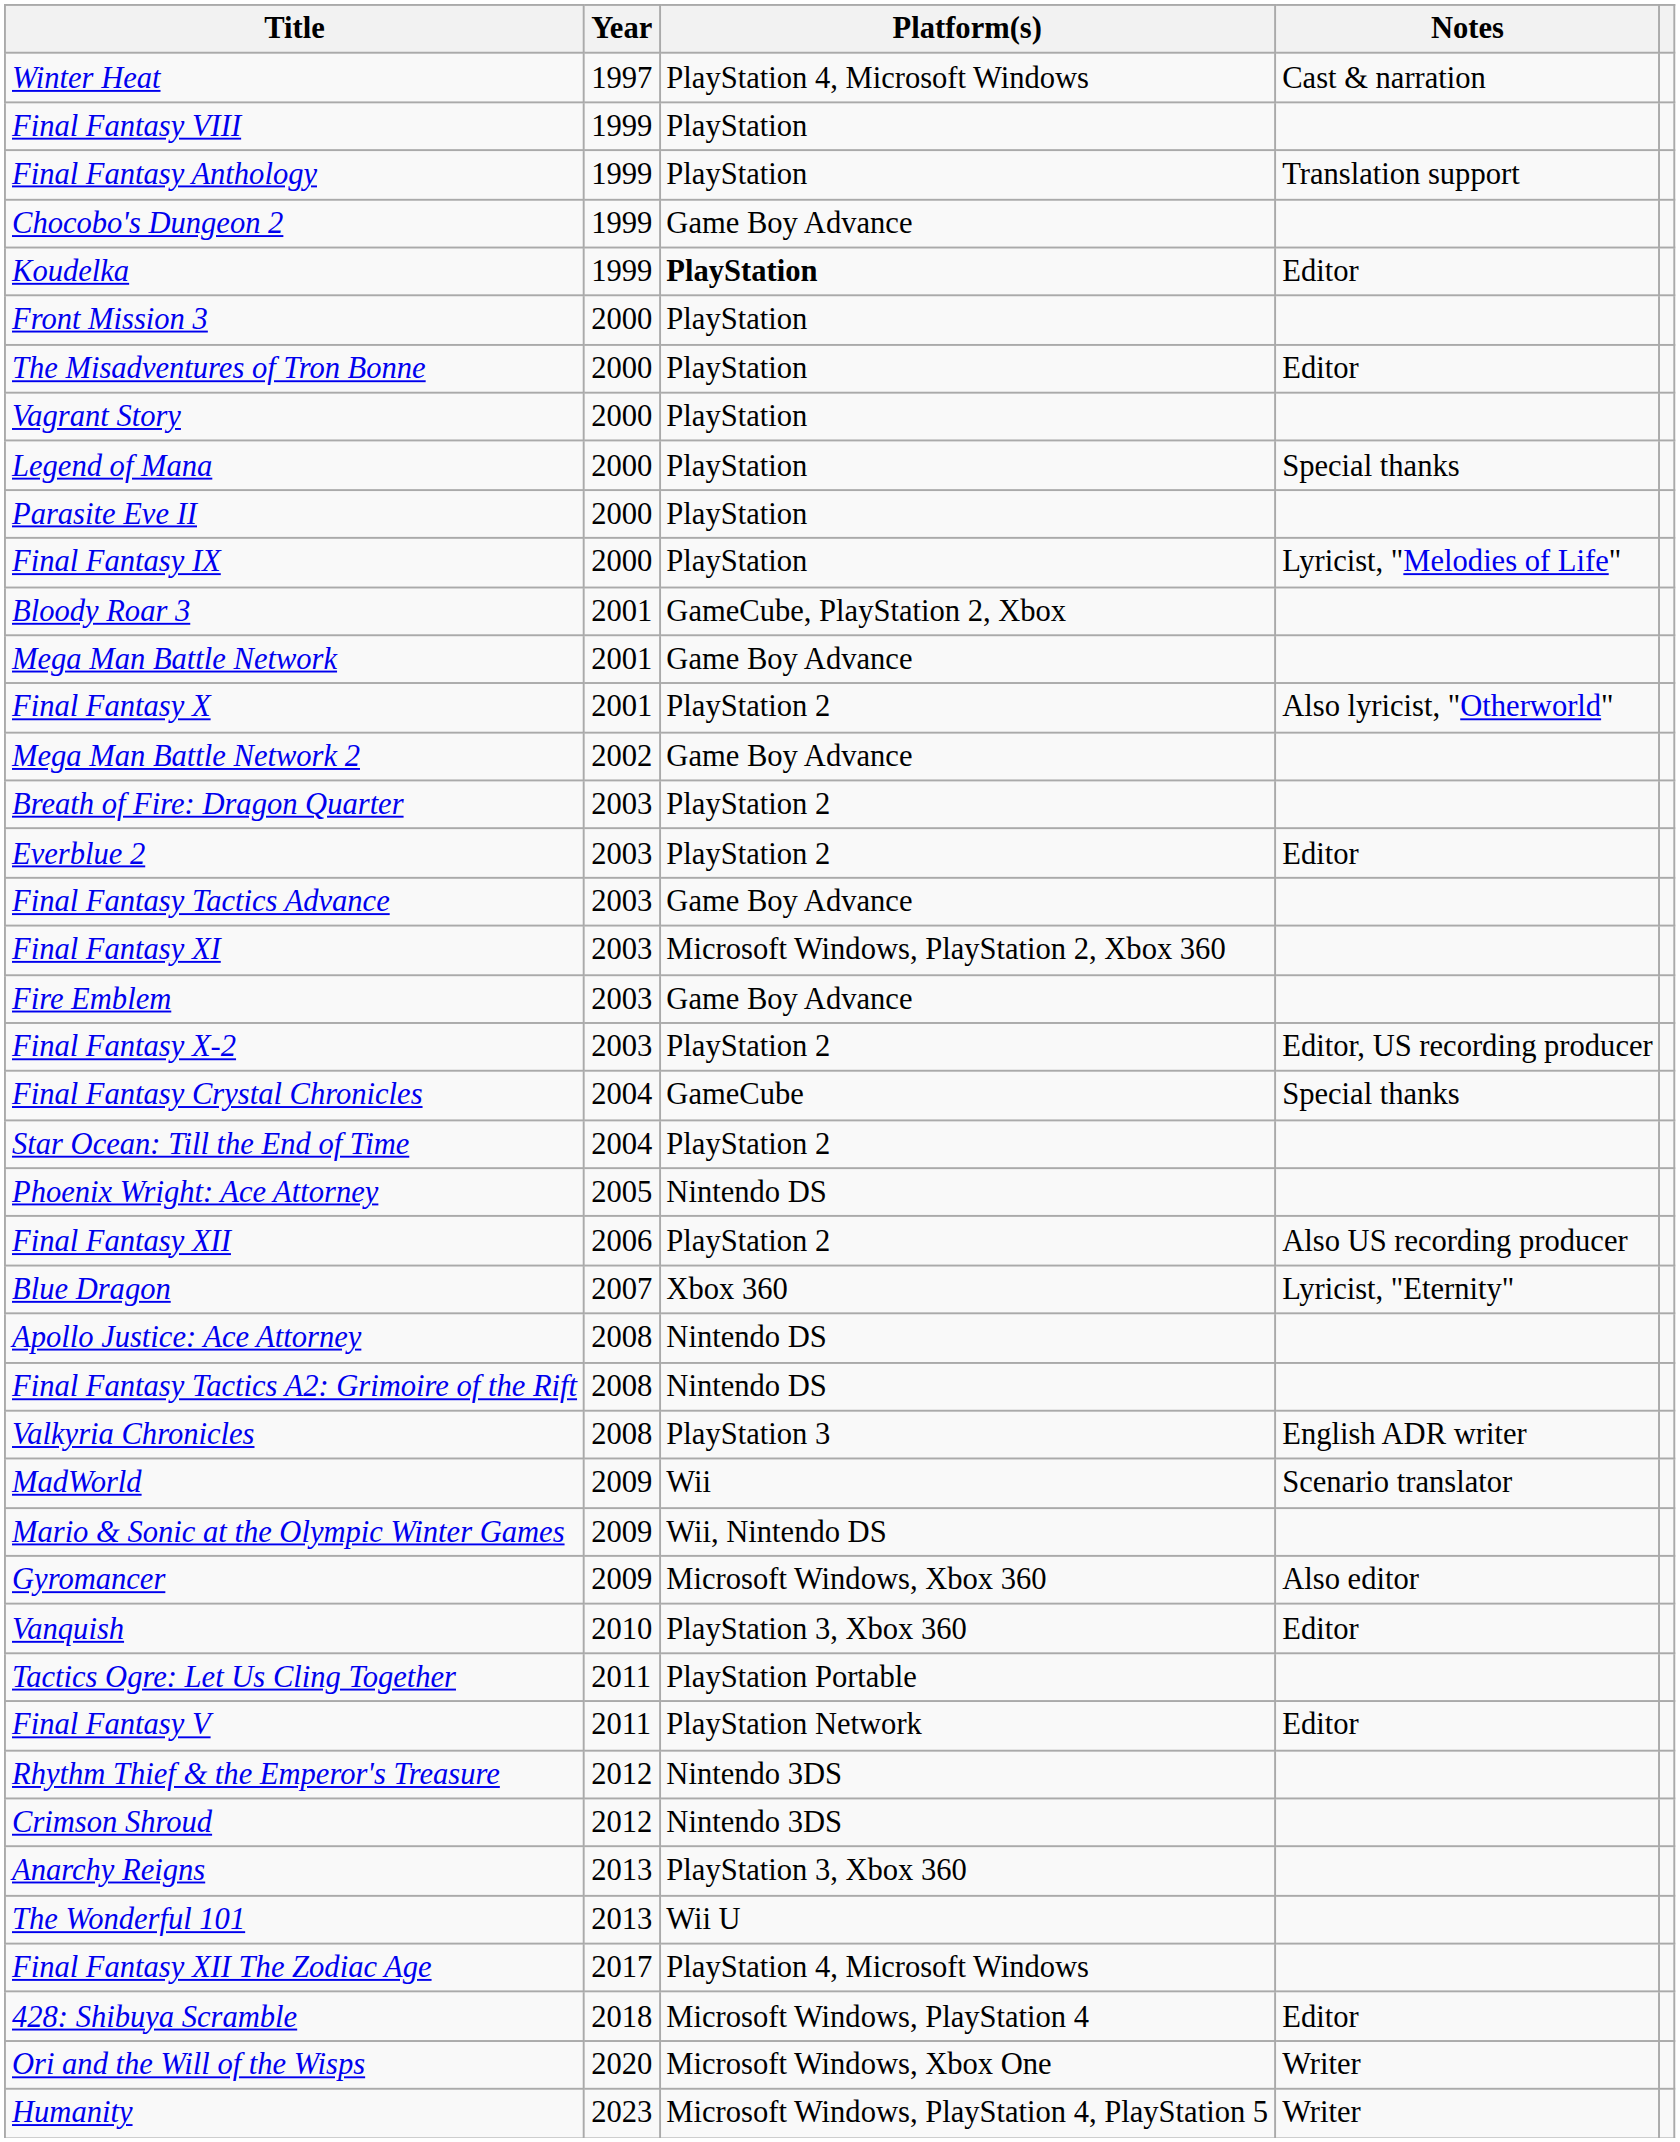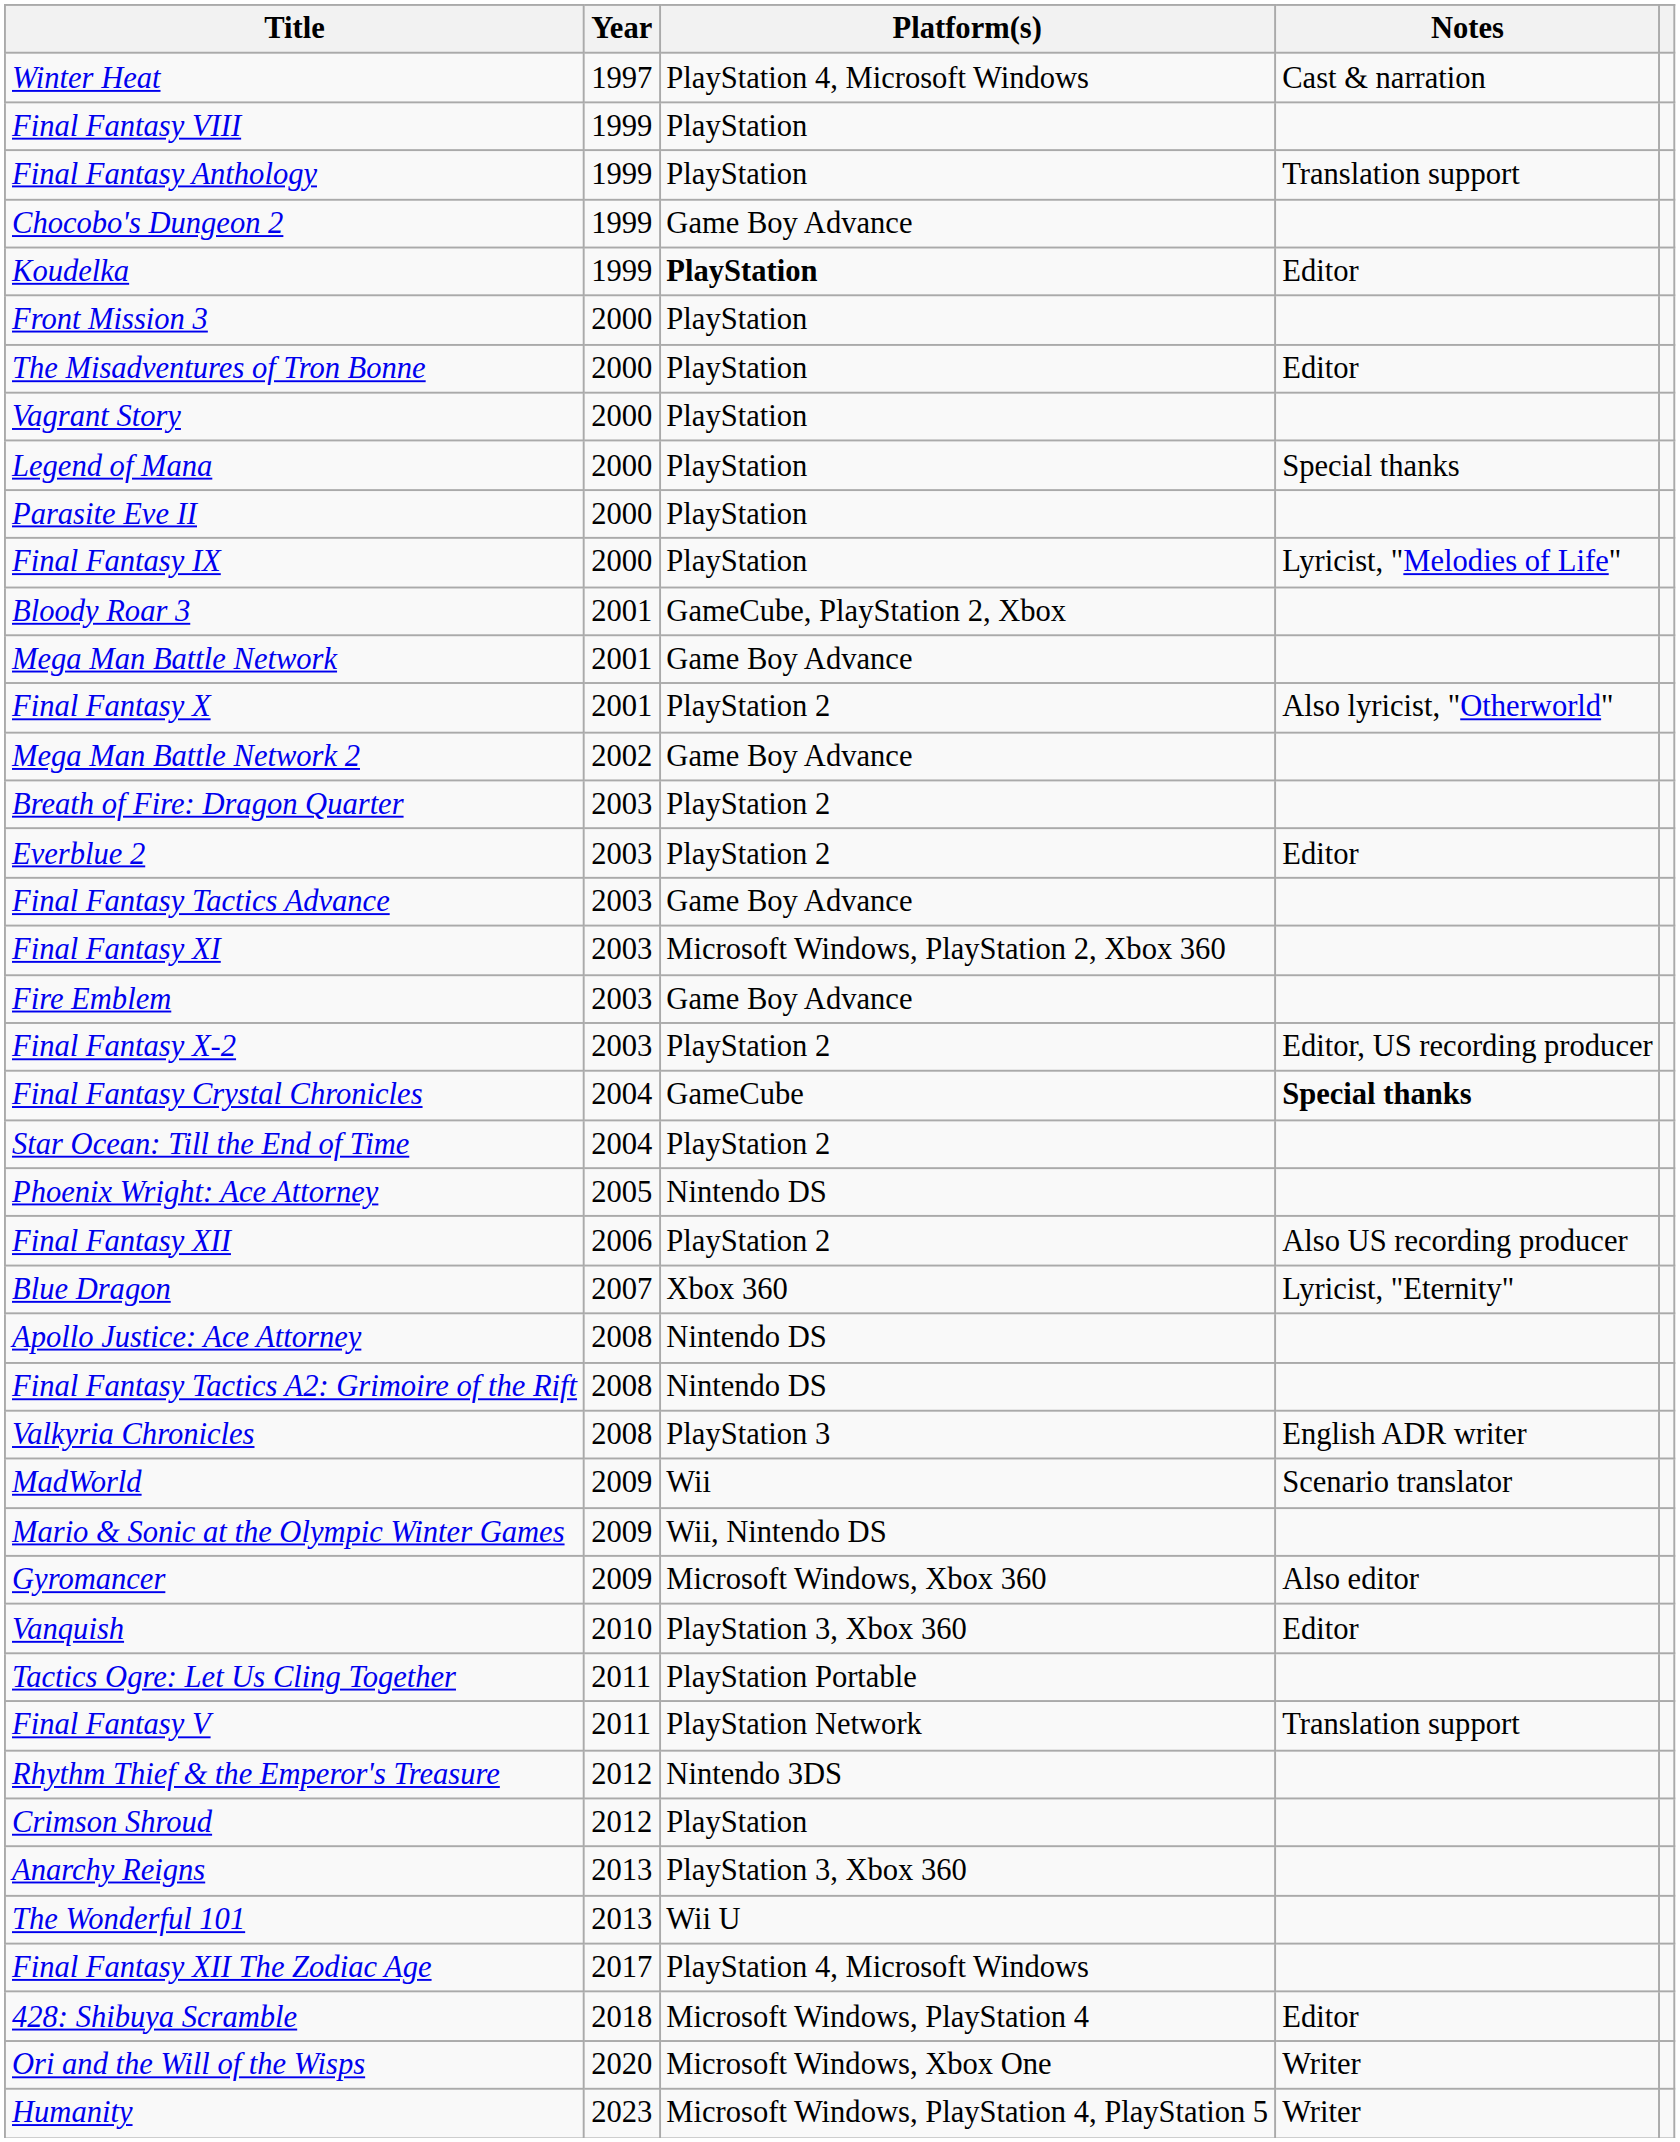(1371, 1094) normal -> (1377, 1094) bold
(1320, 1725) Editor -> (1401, 1725) Translation support
(754, 1821) Nintendo 3DS -> (737, 1821) PlayStation
